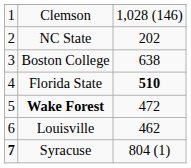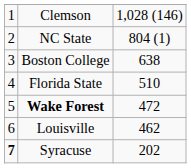(149, 38) 202 -> (149, 38) 804 (1)
(149, 83) bold -> (149, 83) normal
(149, 151) 804 (1) -> (149, 151) 202
